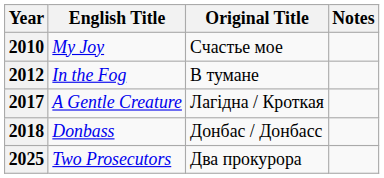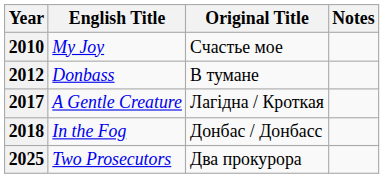(89, 74) In the Fog -> (83, 74) Donbass
(83, 131) Donbass -> (89, 131) In the Fog
